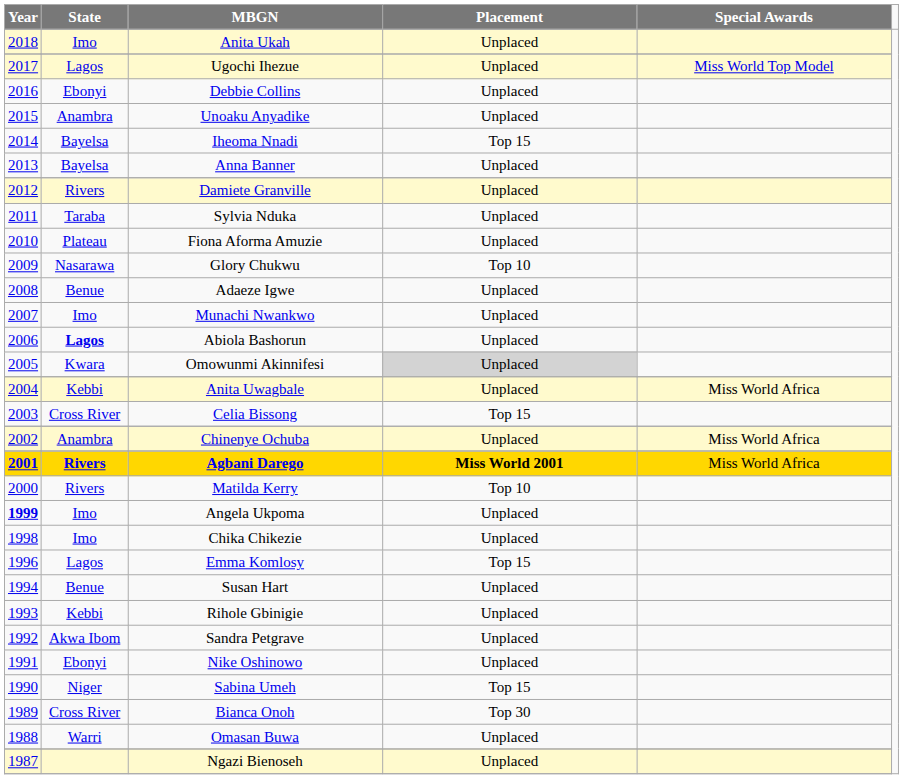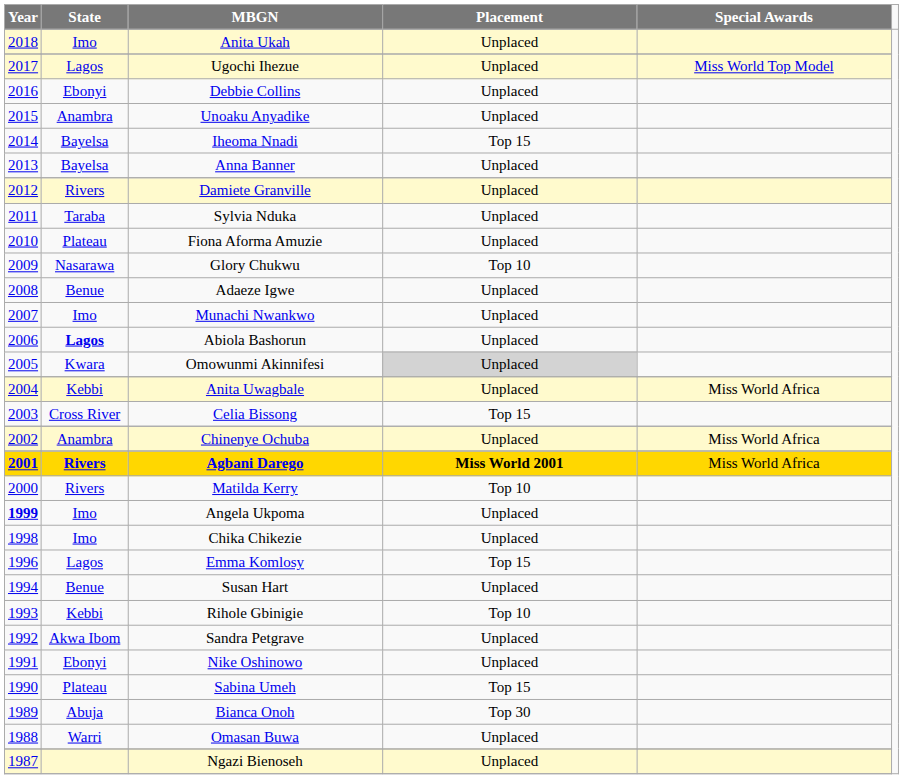(509, 612) Unplaced -> (509, 612) Top 10
(85, 687) Niger -> (85, 687) Plateau
(85, 711) Cross River -> (85, 711) Abuja
